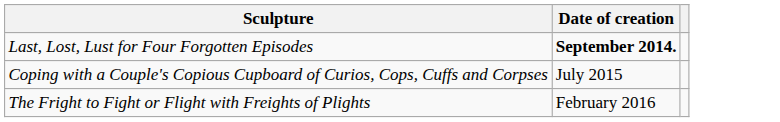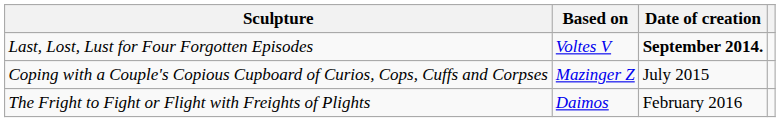+ column: (595, 18)
